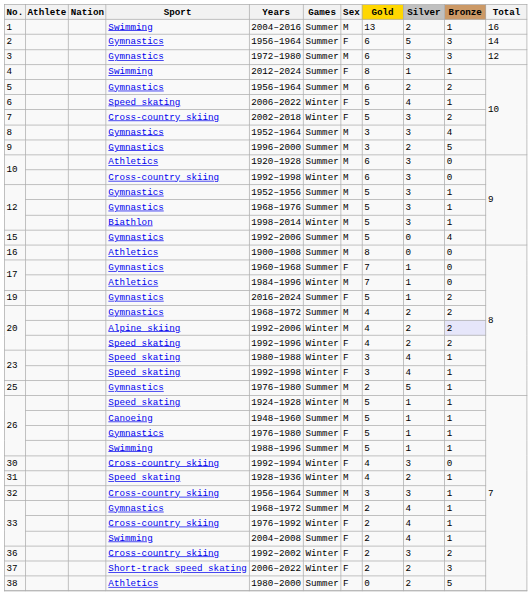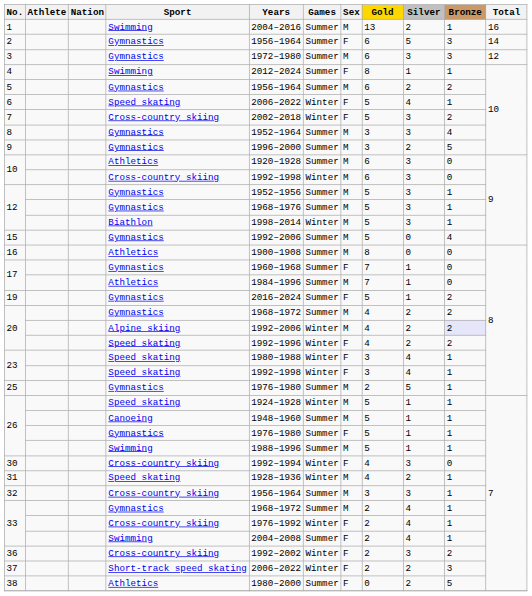(322, 283) Winter -> (322, 283) Summer
